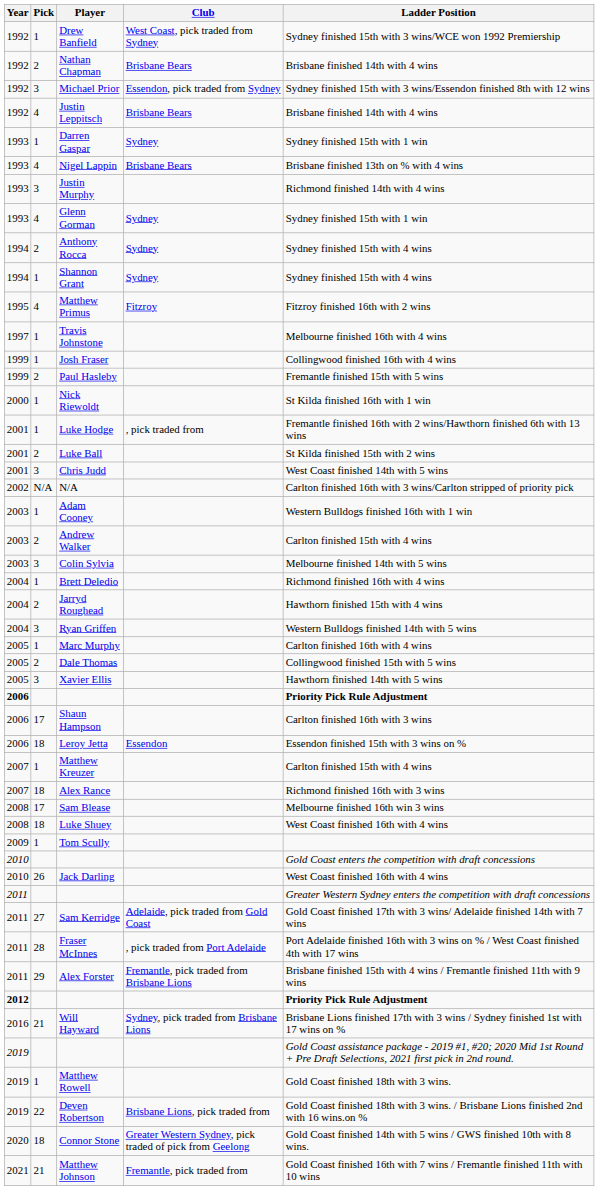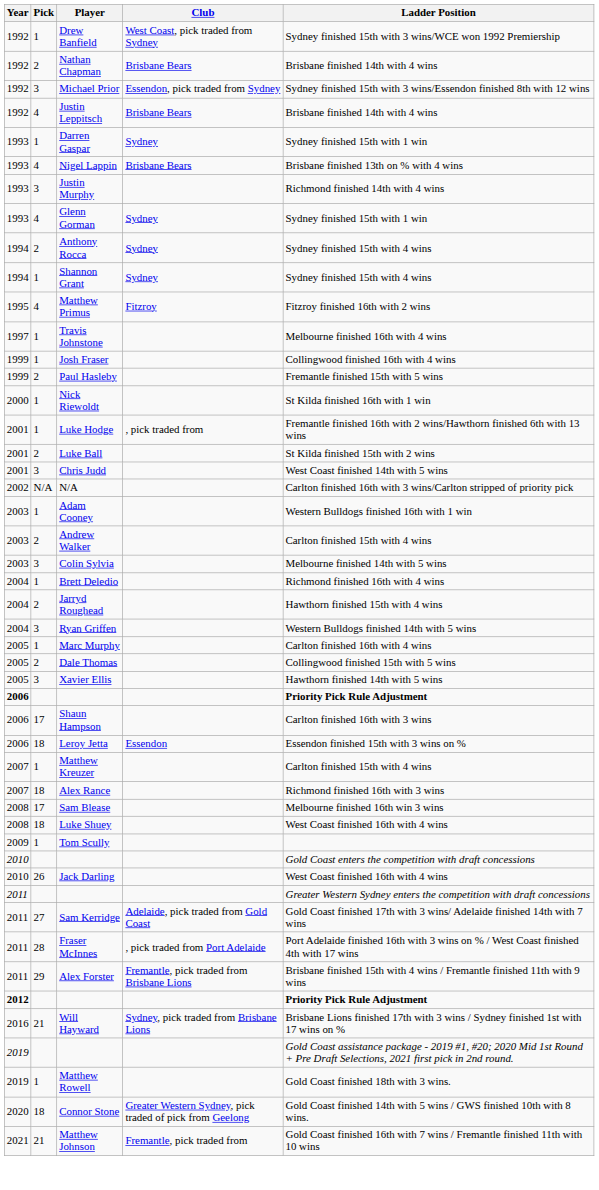- row: (18, 1111)
